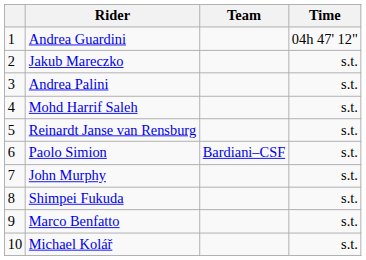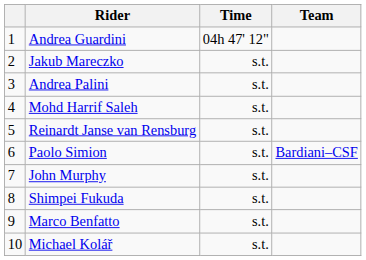columns swapped: (244, 15) <-> (325, 15)
